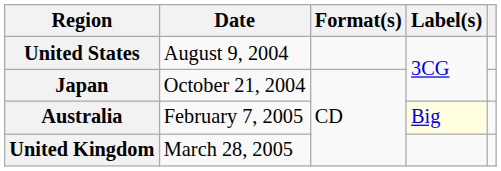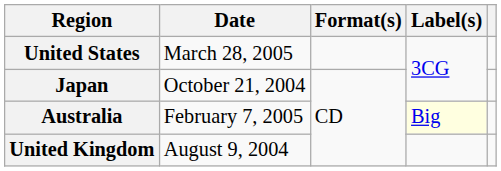(226, 52) August 9, 2004 -> (228, 52) March 28, 2005
(228, 149) March 28, 2005 -> (226, 149) August 9, 2004
